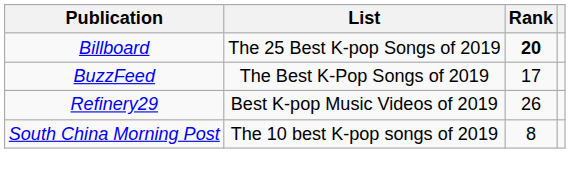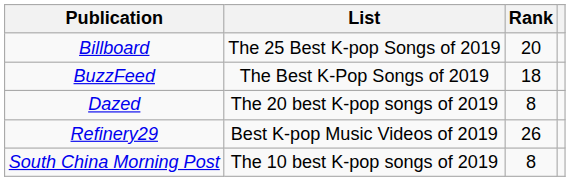(531, 47) bold -> (531, 47) normal
(531, 76) 17 -> (531, 76) 18
+ row: (114, 104)
